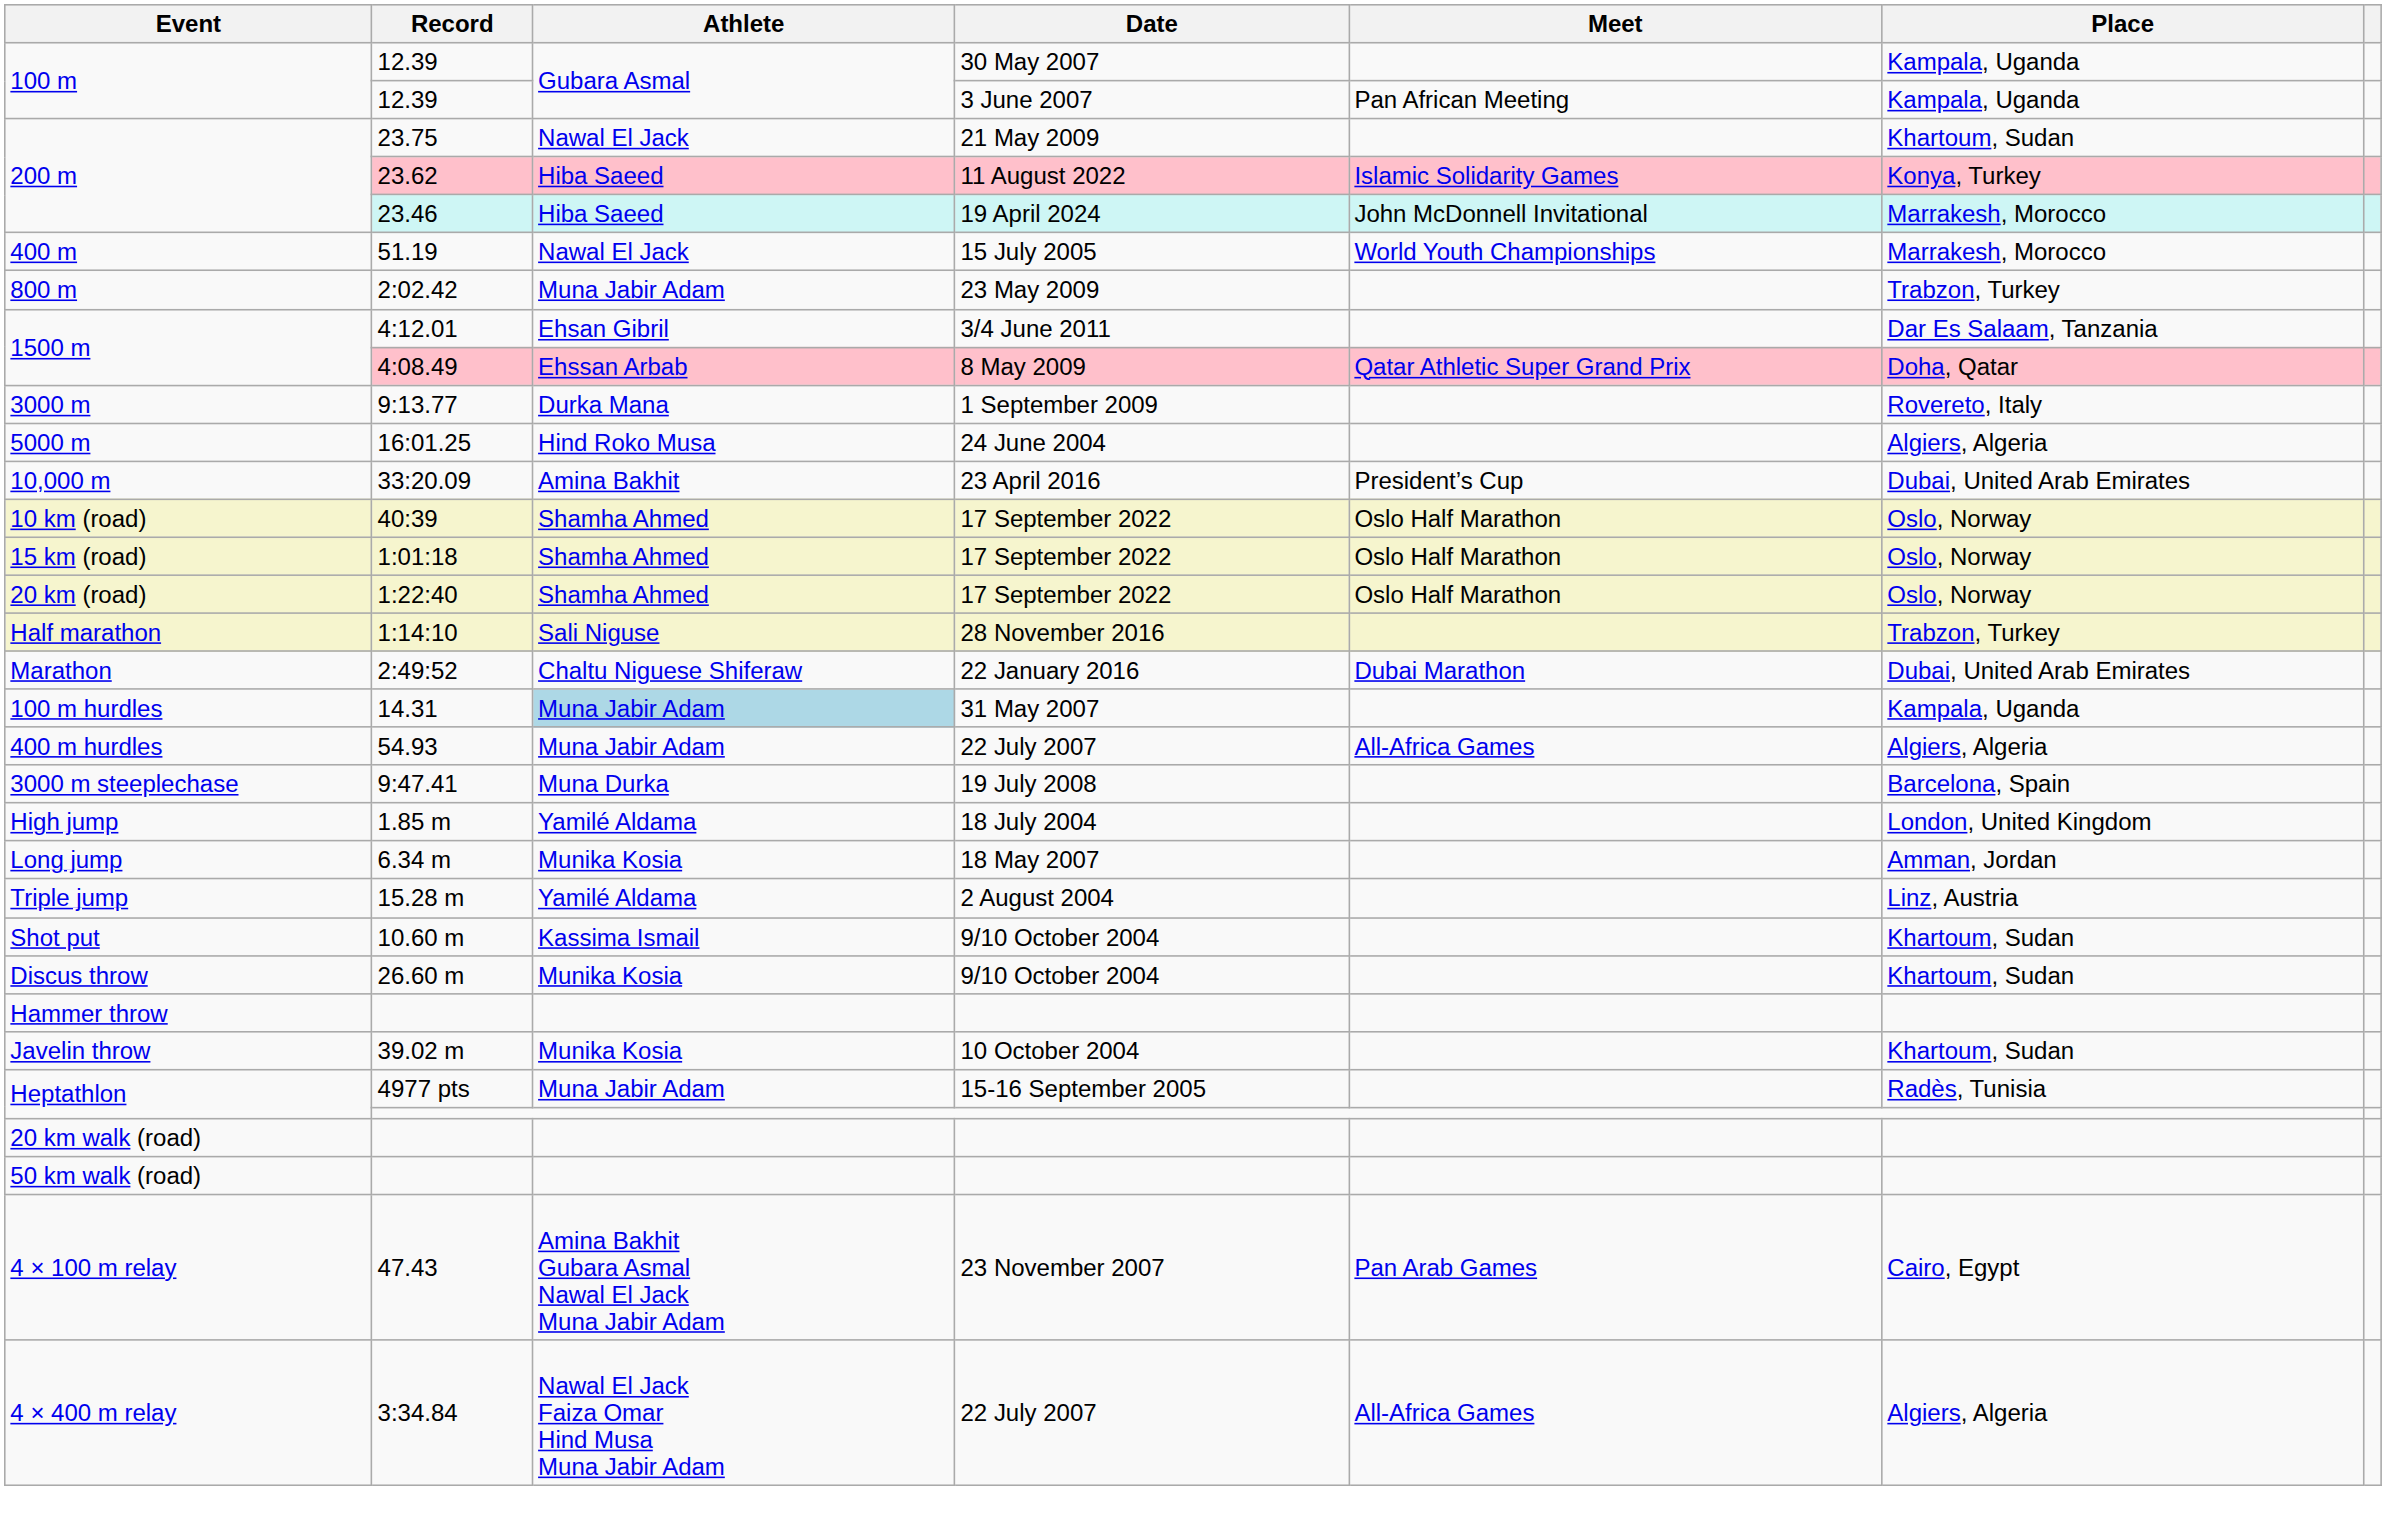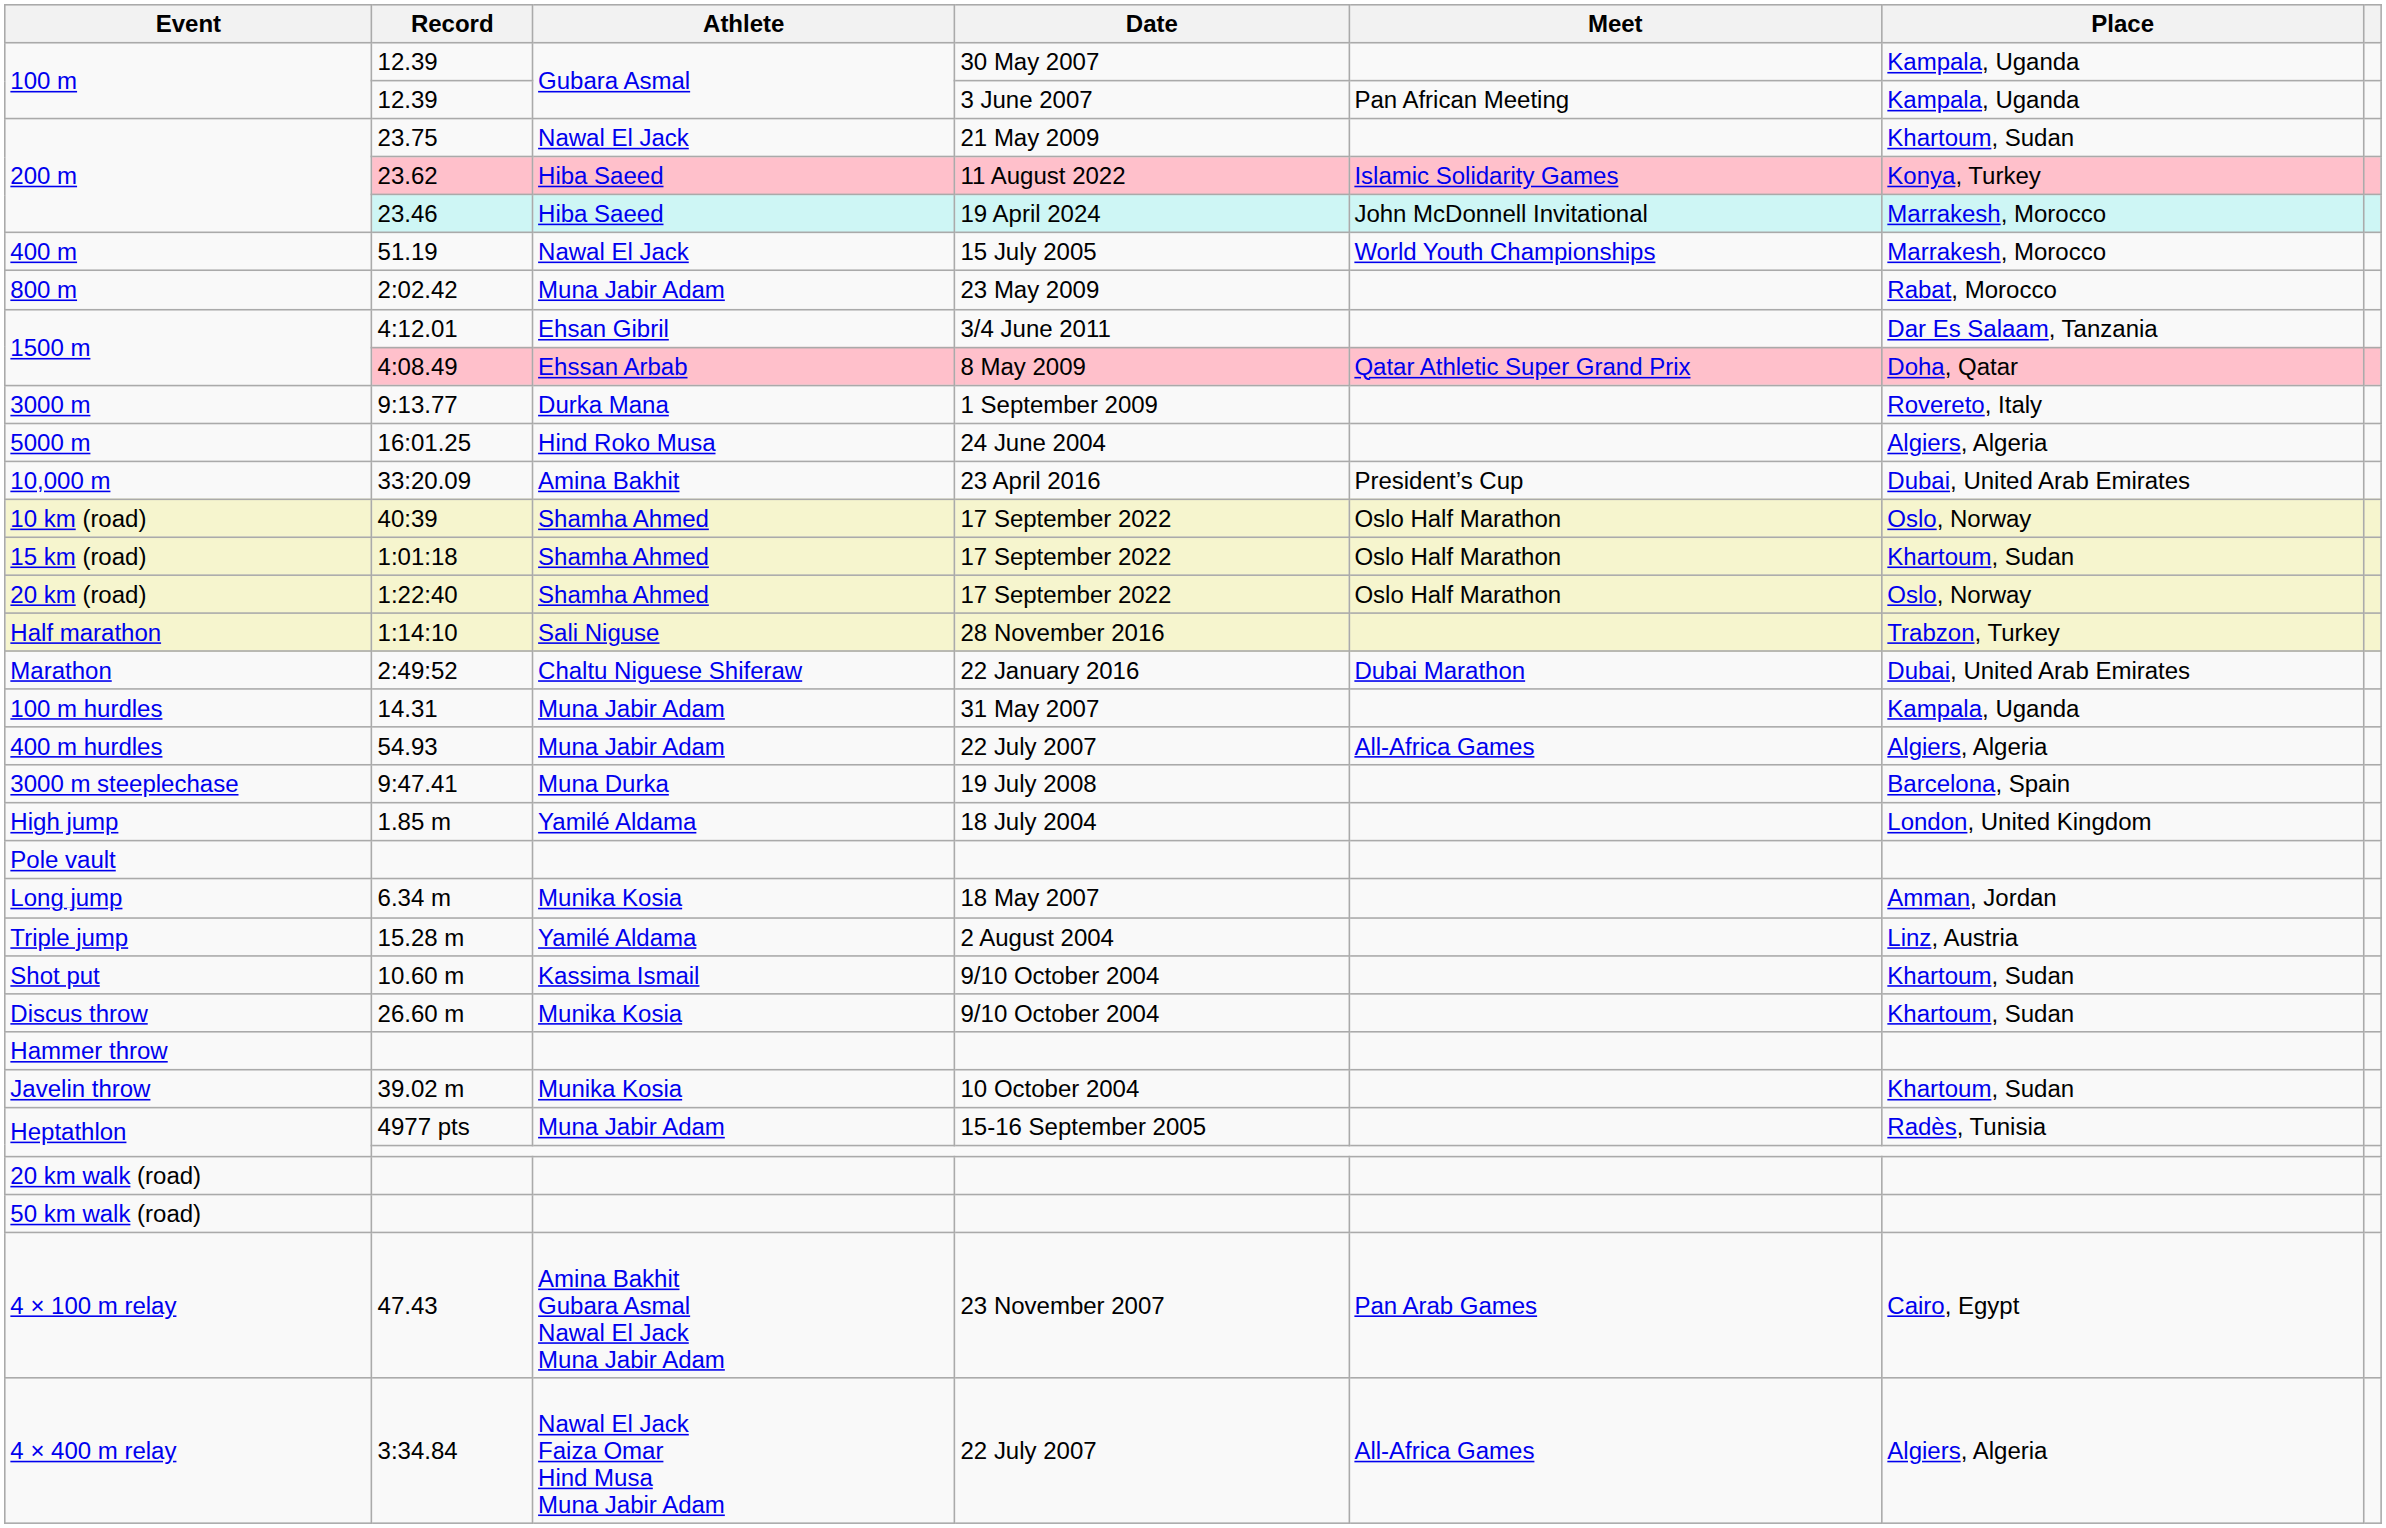(1974, 290) Trabzon, Turkey -> (1972, 290) Rabat, Morocco
(1959, 556) Oslo, Norway -> (1981, 556) Khartoum, Sudan
(631, 708) lightblue background -> (631, 708) no background
+ row: (63, 860)
